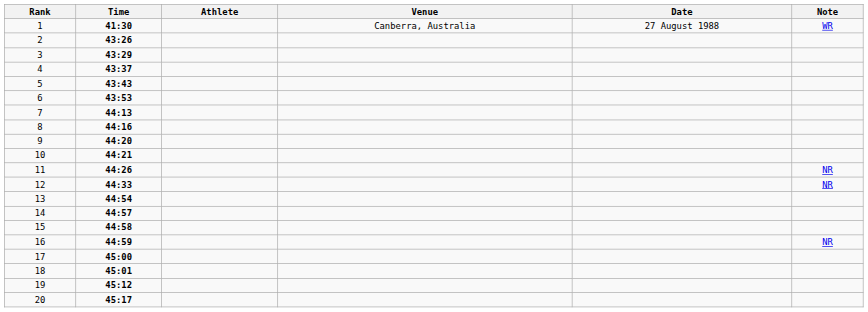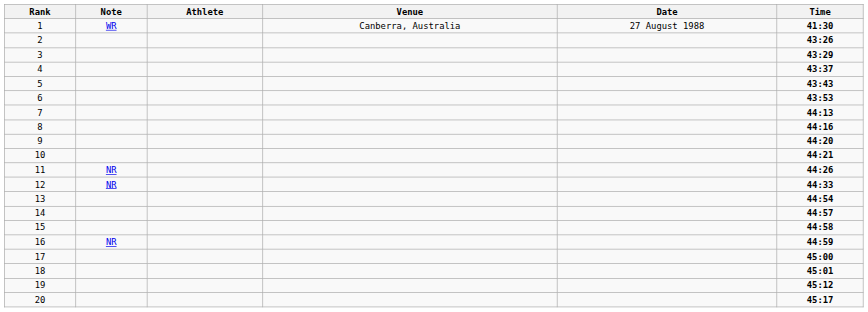columns swapped: (119, 12) <-> (828, 12)
